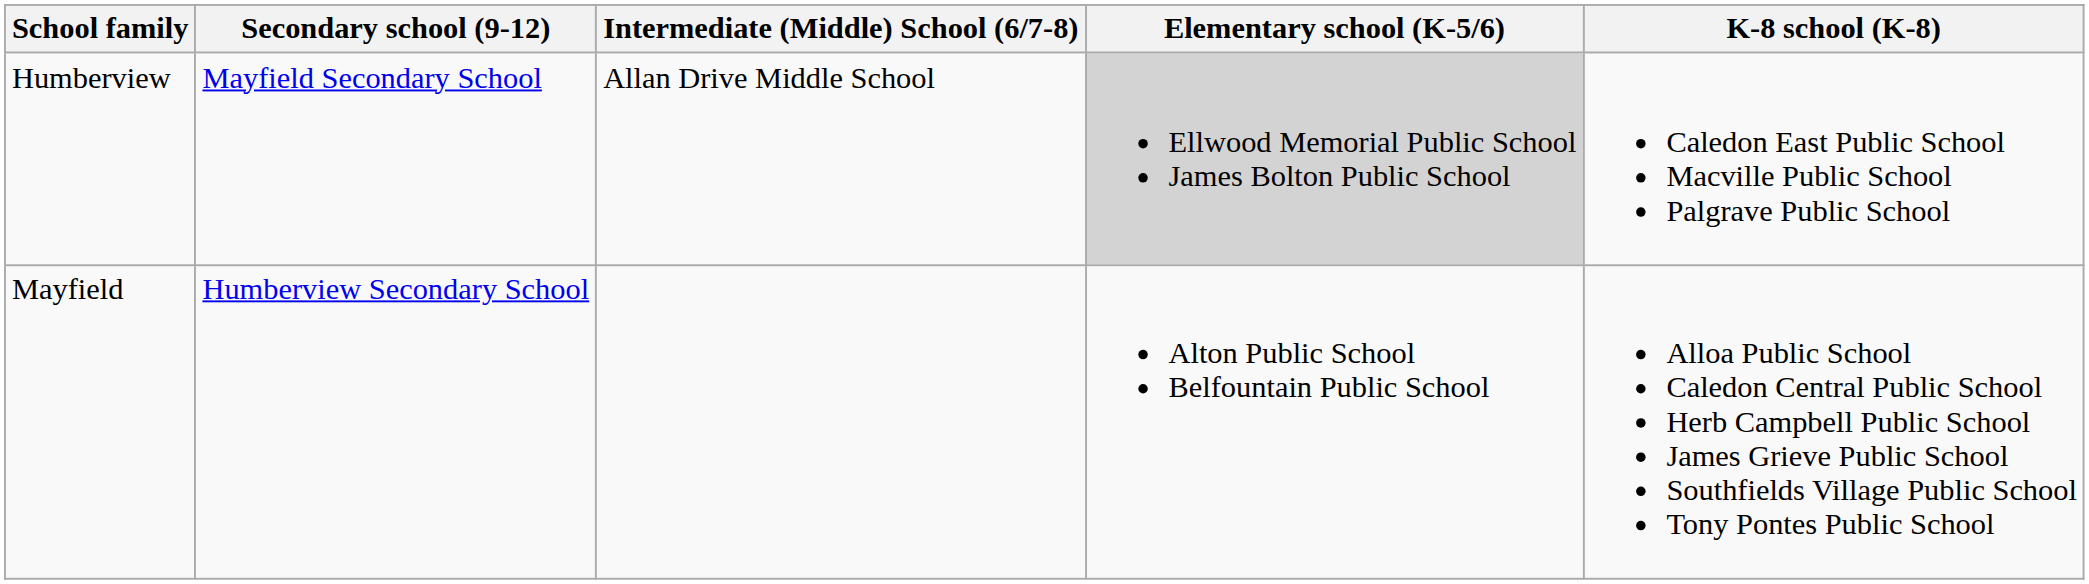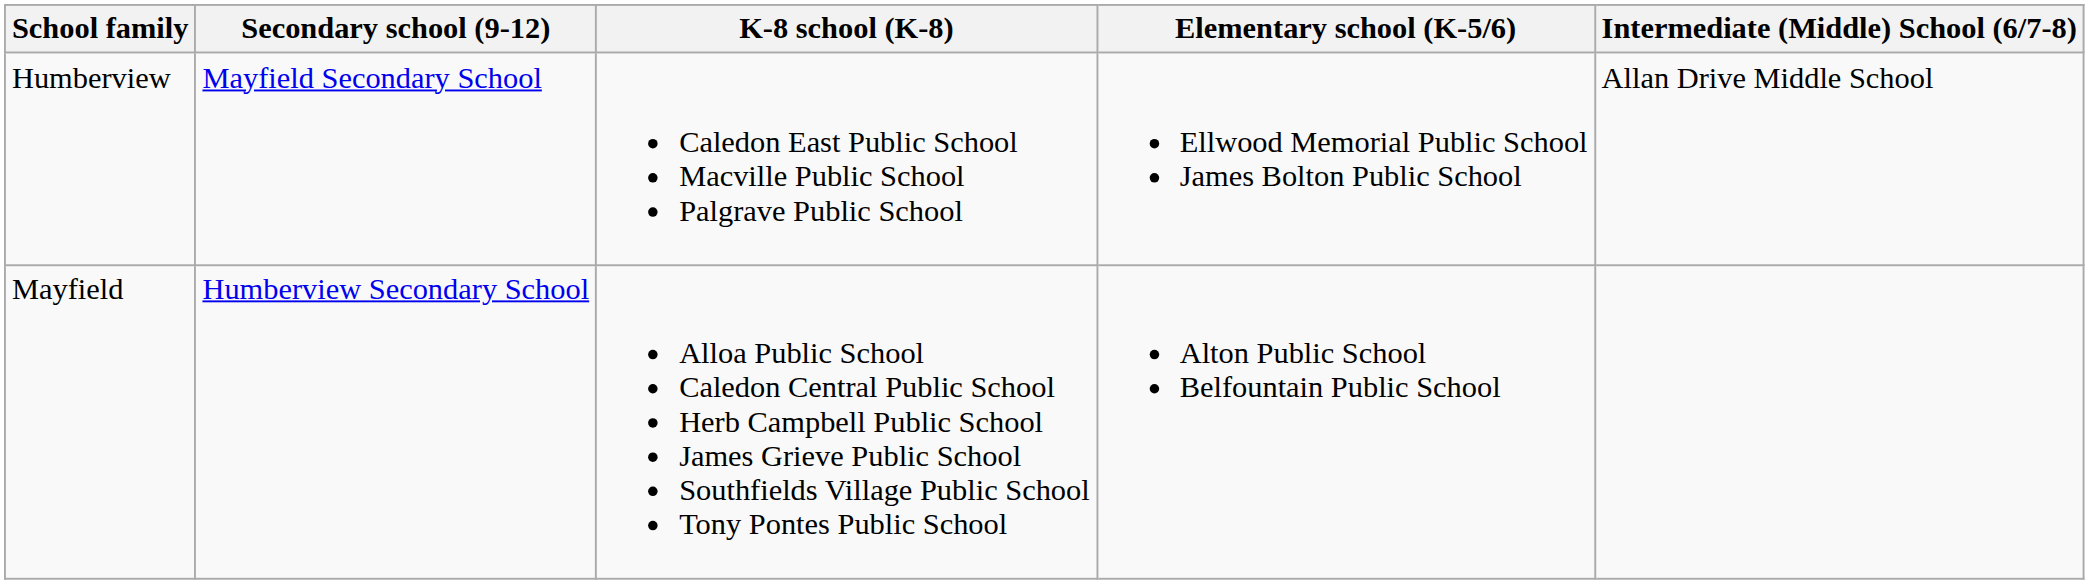columns swapped: (841, 28) <-> (1834, 28)
(1334, 159) lightgrey background -> (1346, 159) no background
